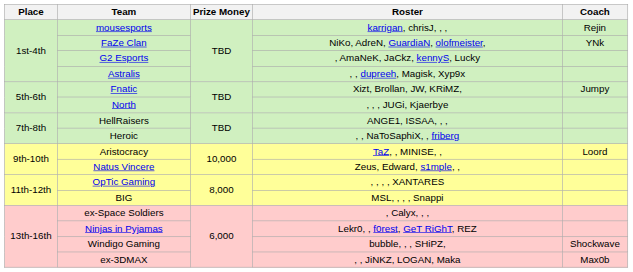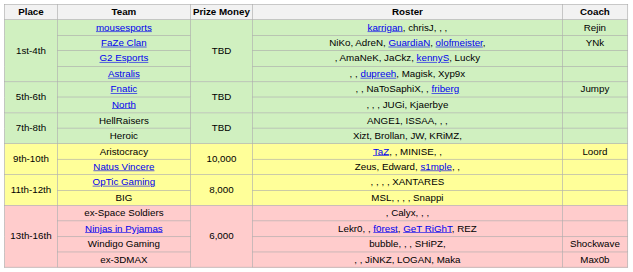(407, 89) Xizt, Brollan, JW, KRiMZ, -> (407, 89) , , NaToSaphiX, , friberg
(407, 136) , , NaToSaphiX, , friberg -> (407, 136) Xizt, Brollan, JW, KRiMZ,
